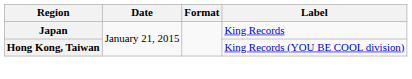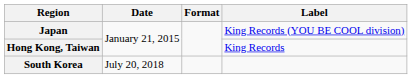(254, 30) King Records -> (314, 30) King Records (YOU BE COOL division)
(314, 47) King Records (YOU BE COOL division) -> (254, 47) King Records
+ row: (53, 64)
